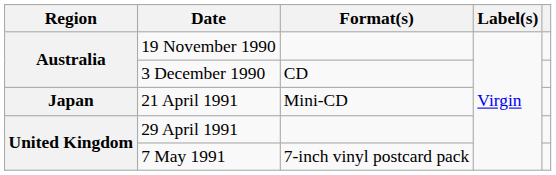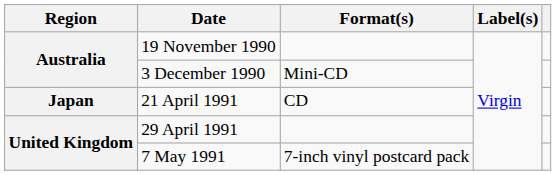(296, 73) CD -> (316, 73) Mini-CD
(316, 101) Mini-CD -> (296, 101) CD
